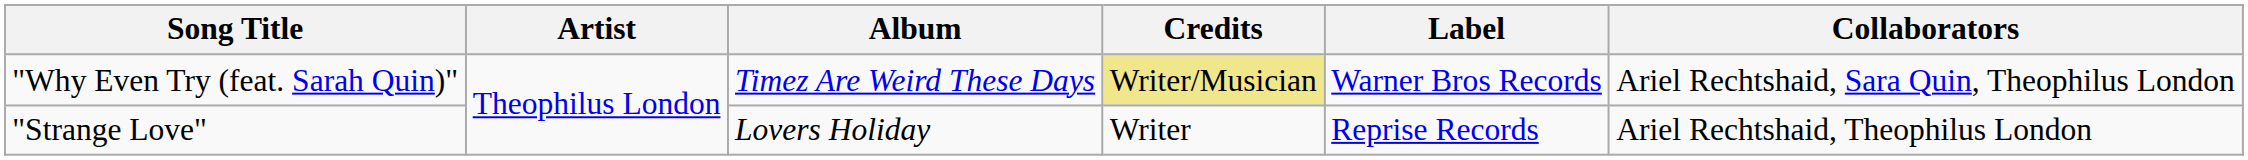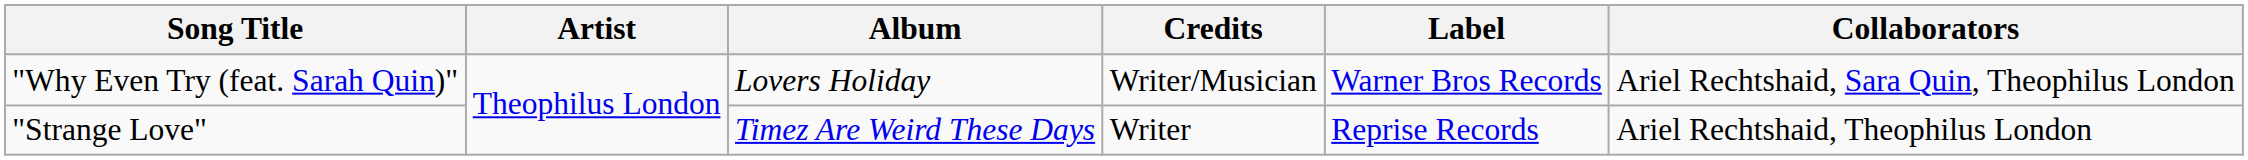(915, 79) Timez Are Weird These Days -> (833, 79) Lovers Holiday
(1213, 79) khaki background -> (1213, 79) no background
(833, 129) Lovers Holiday -> (915, 129) Timez Are Weird These Days
